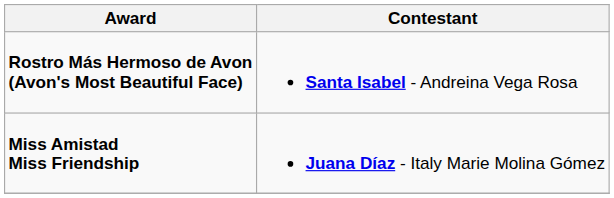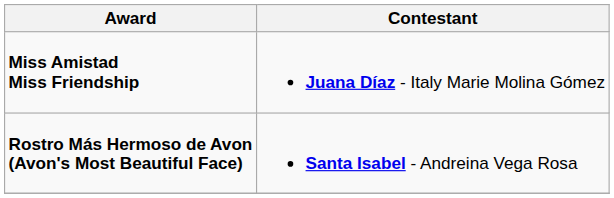rows swapped: (74, 153) <-> (130, 72)
